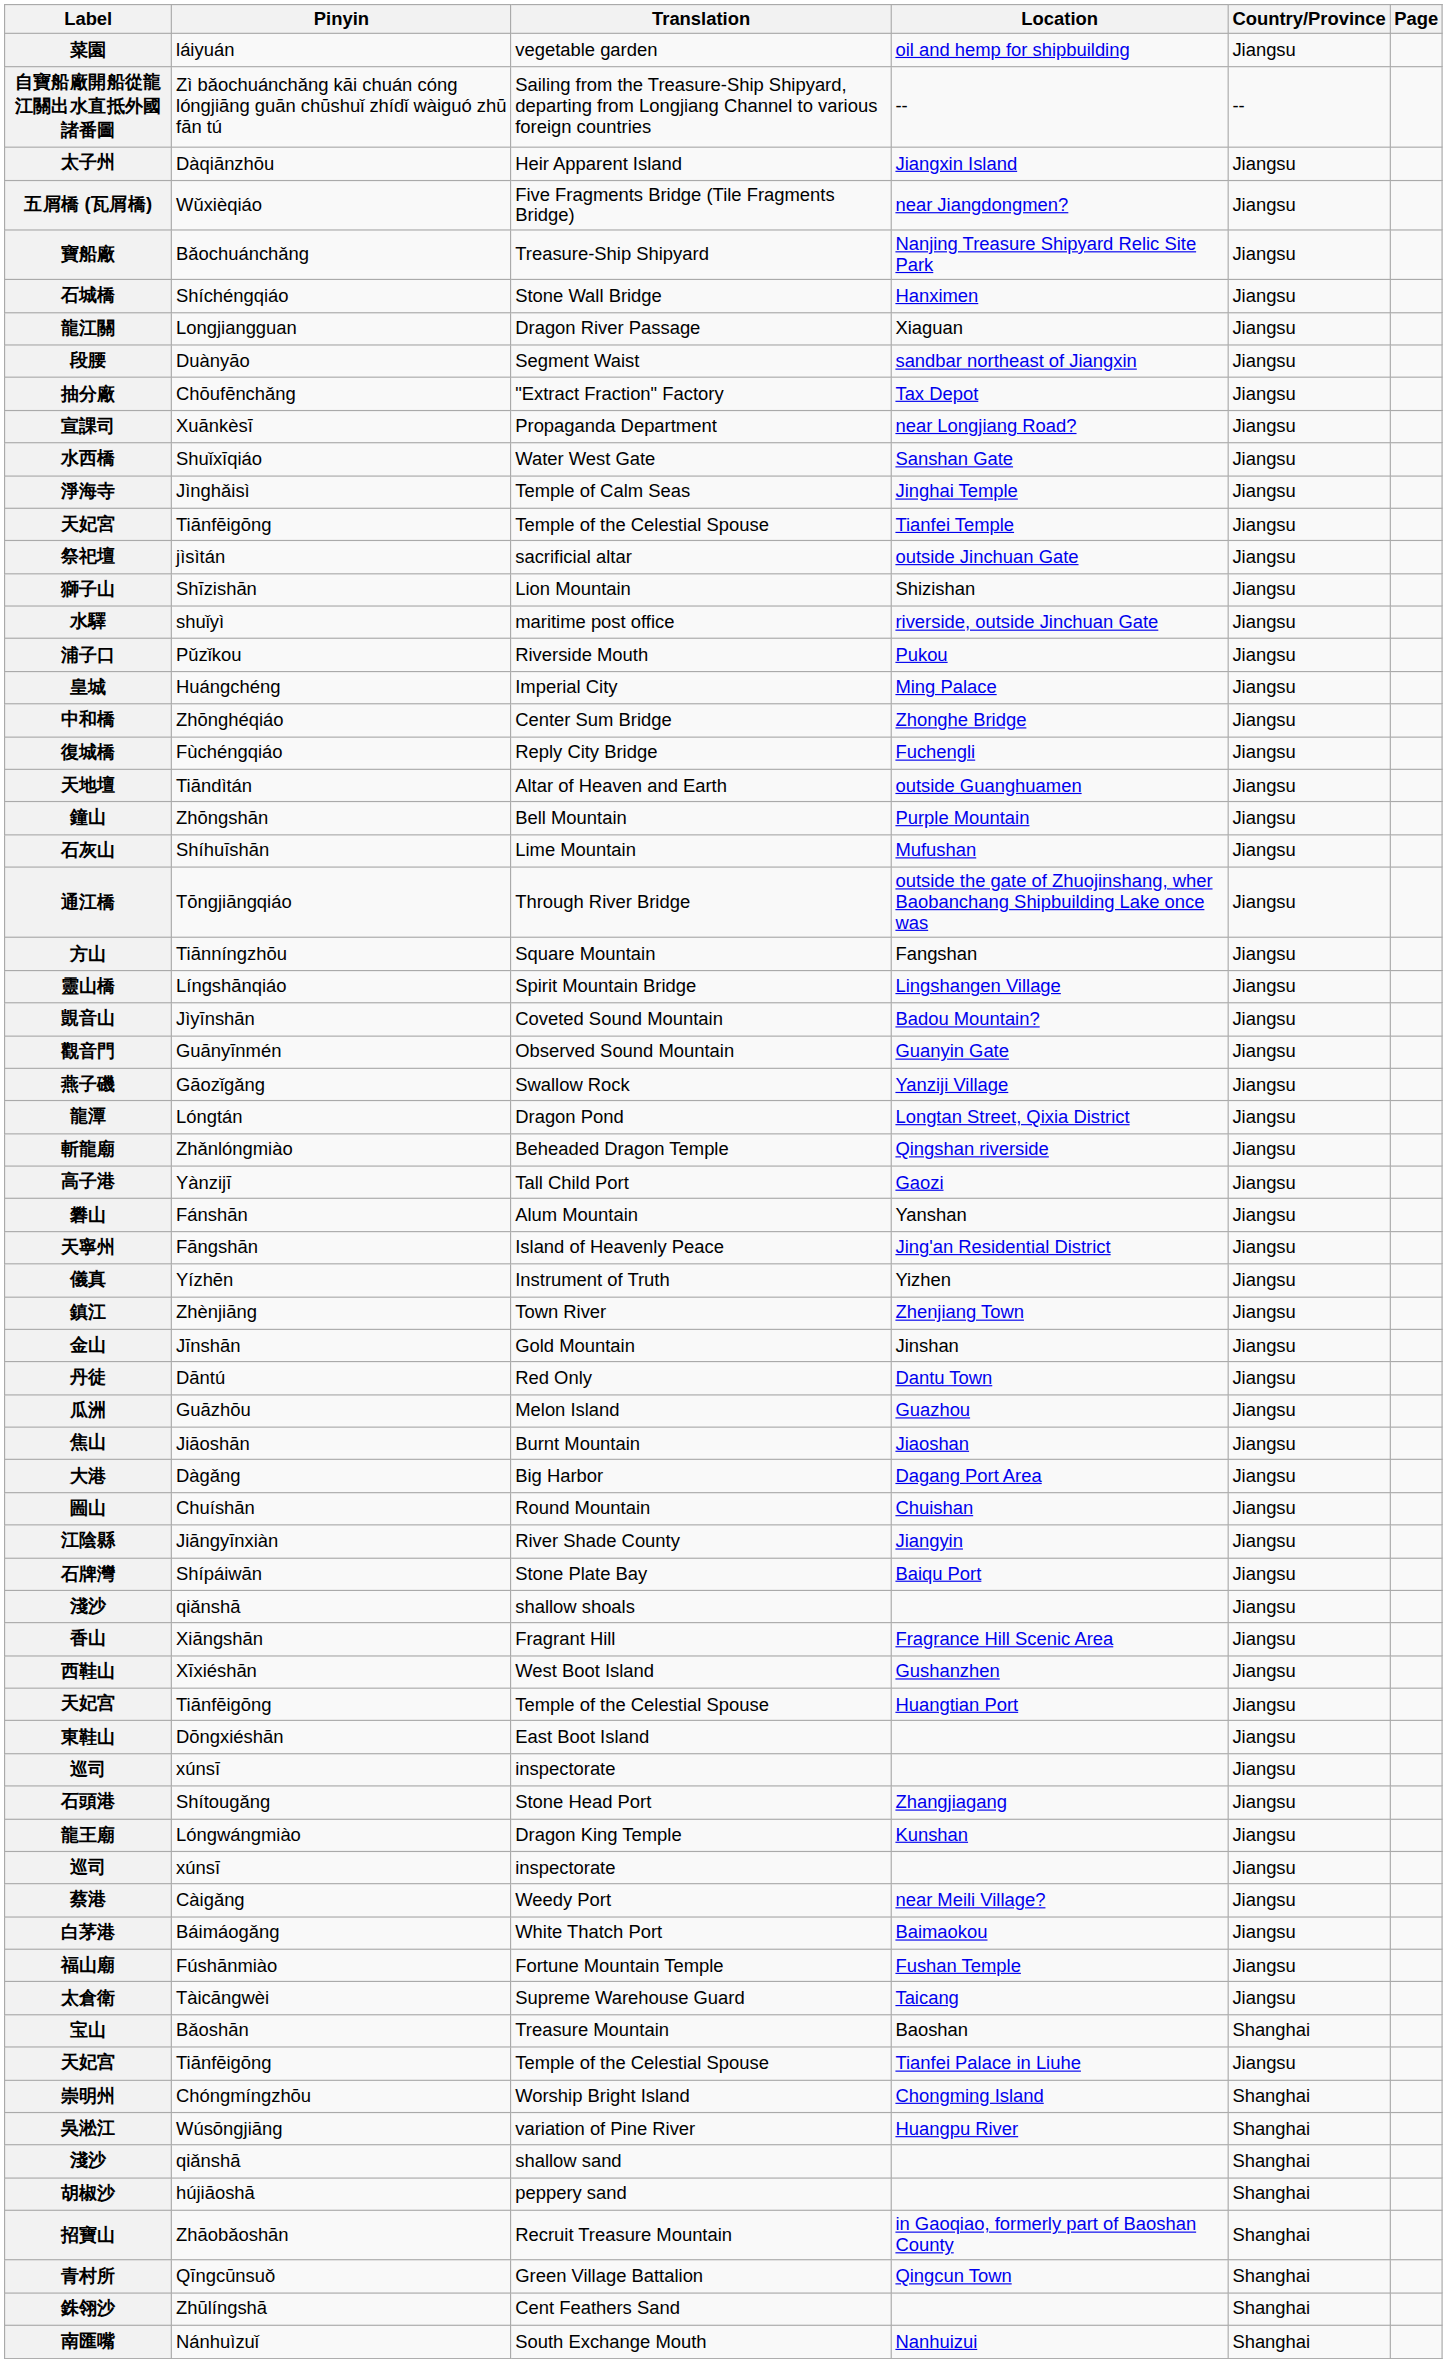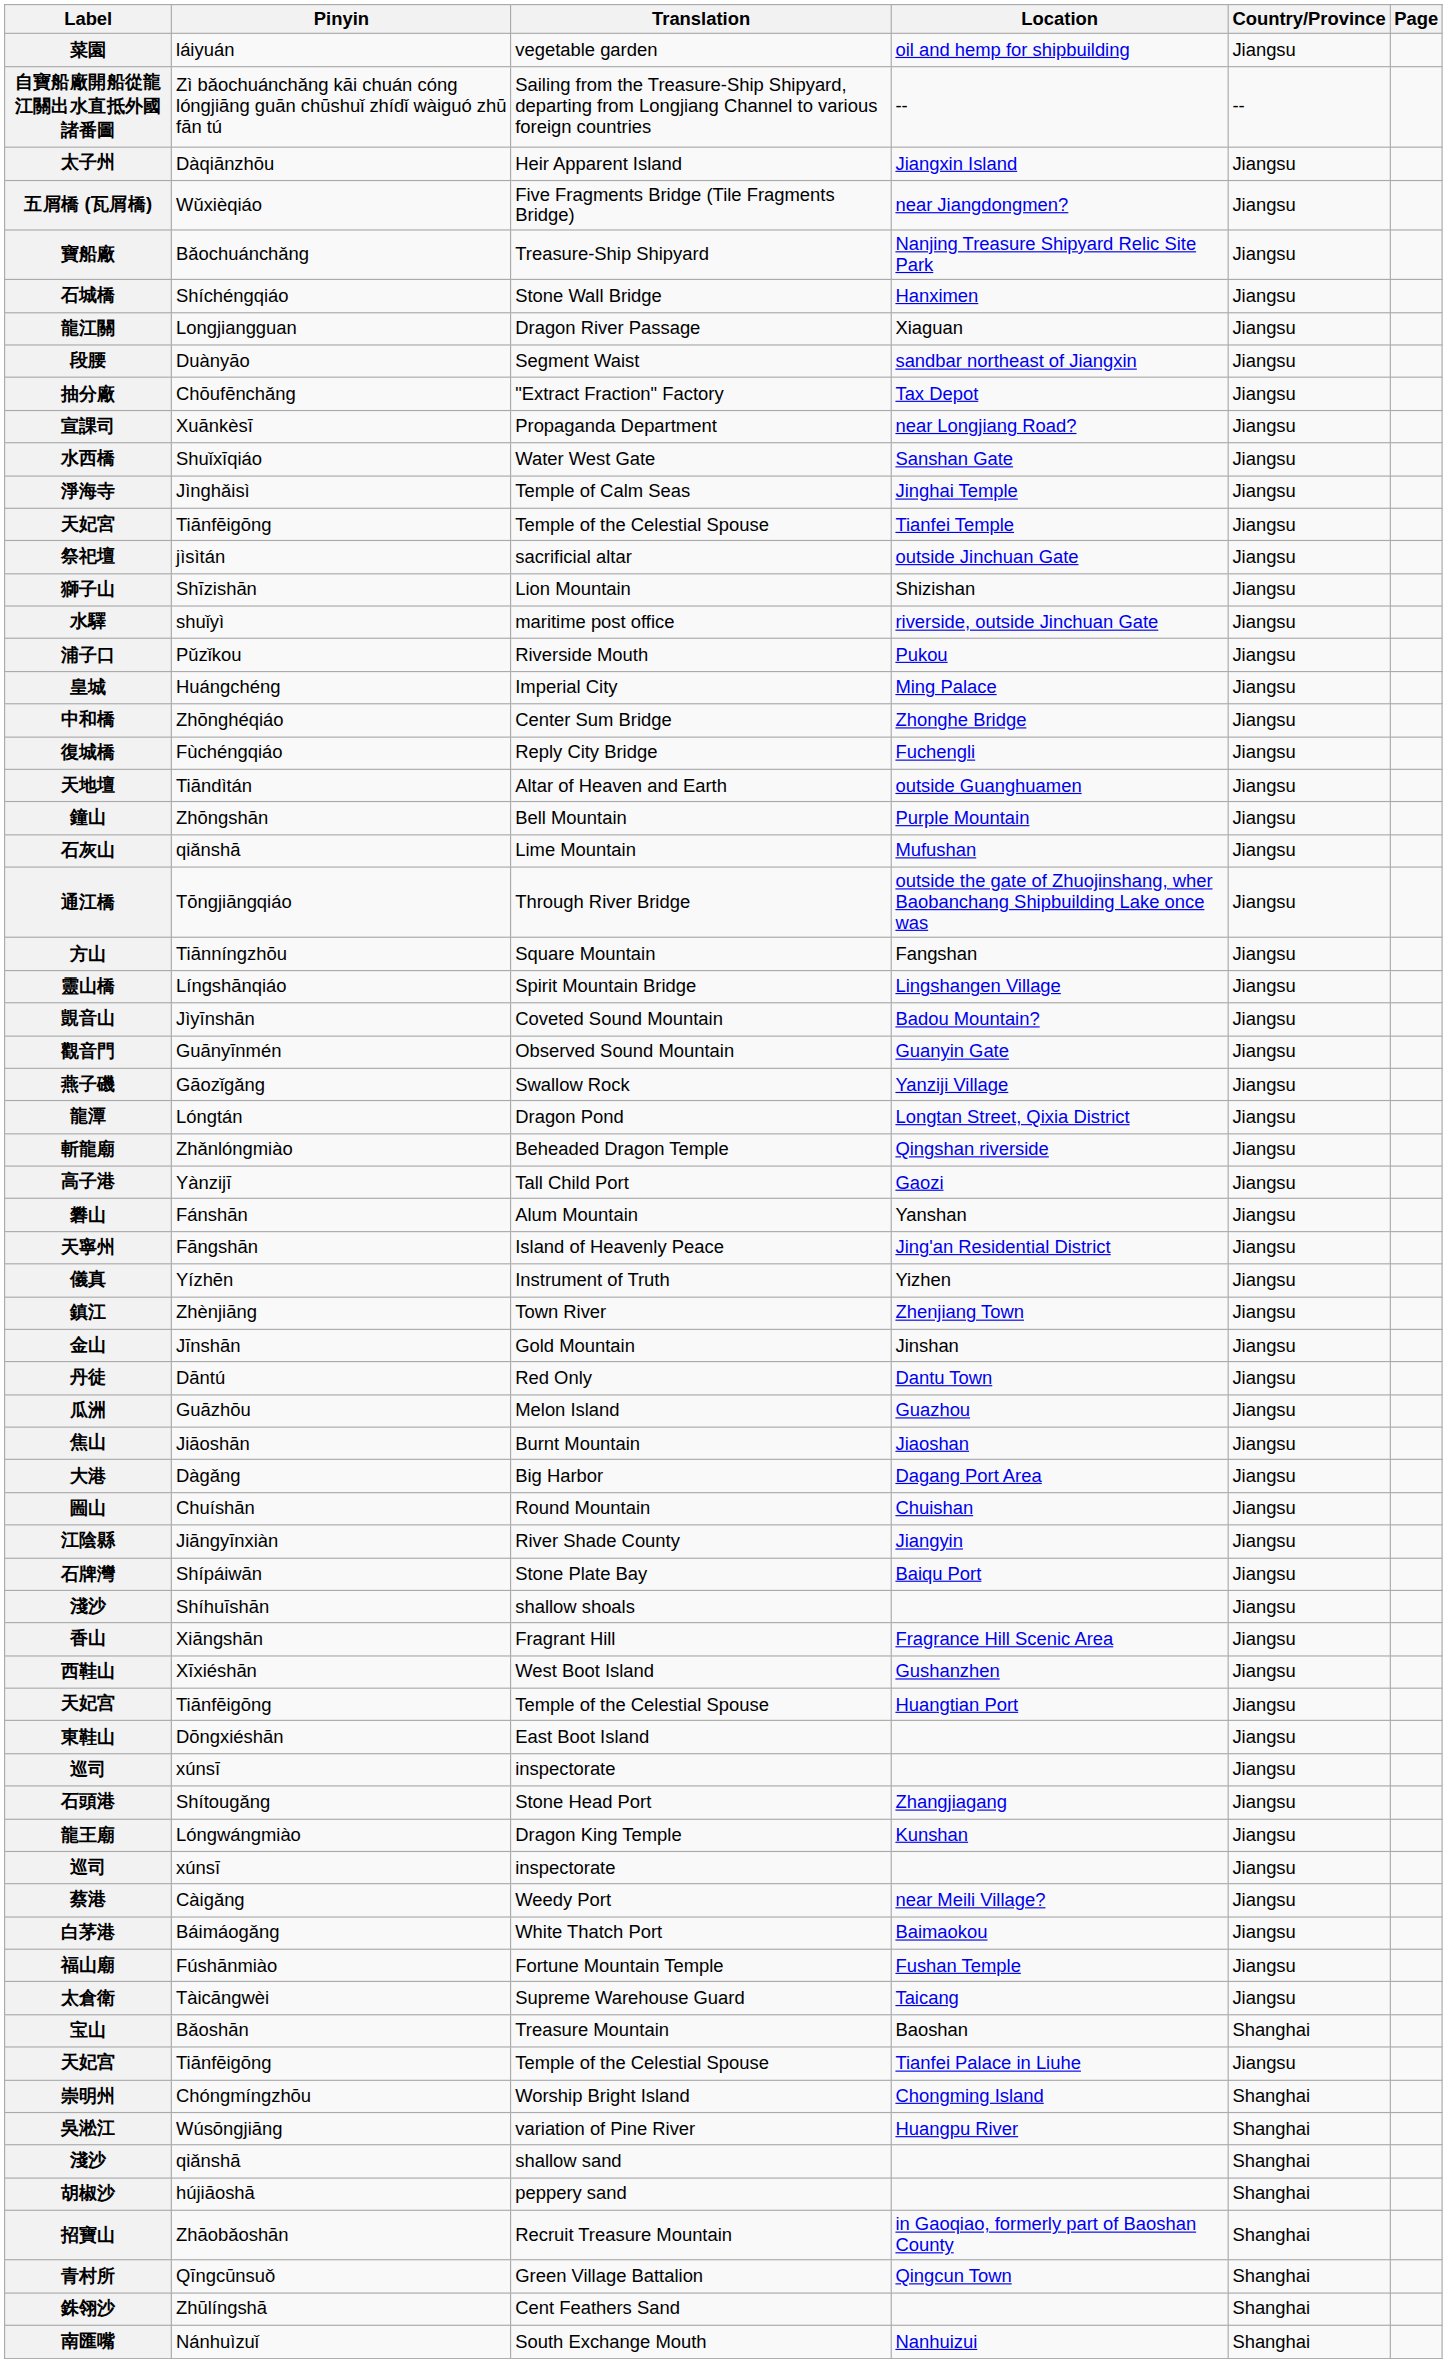(223, 850) Shíhuīshān -> (208, 850) qiǎnshā
(208, 1606) qiǎnshā -> (223, 1606) Shíhuīshān
